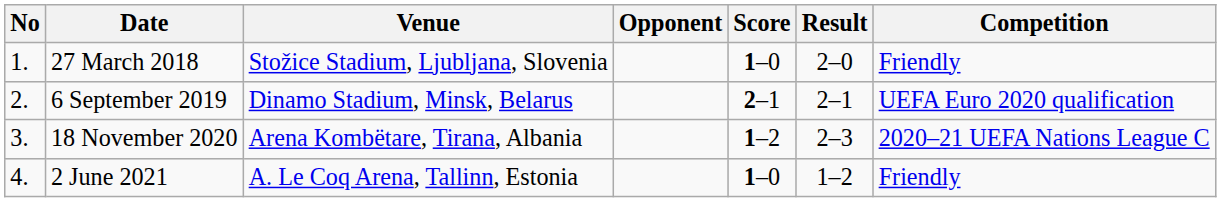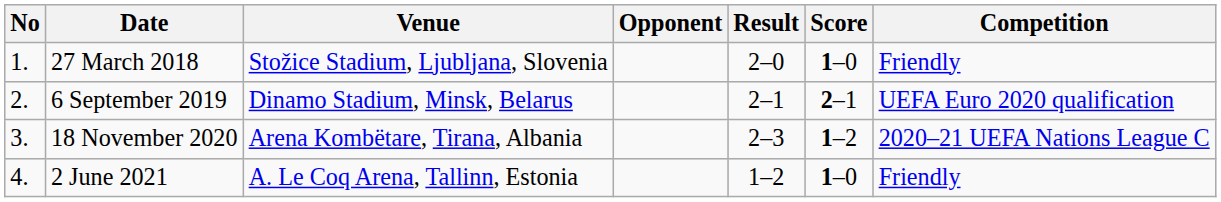columns swapped: (762, 23) <-> (835, 23)
